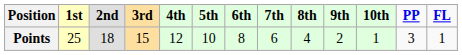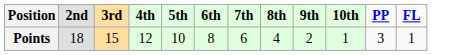- column: (74, 15)
